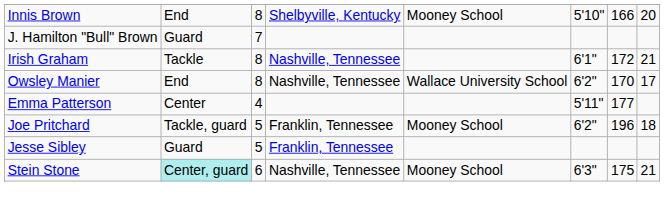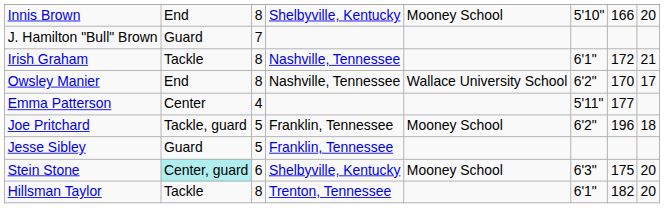(335, 170) Nashville, Tennessee -> (335, 170) Shelbyville, Kentucky
(648, 170) 21 -> (648, 170) 20
+ row: (55, 192)
